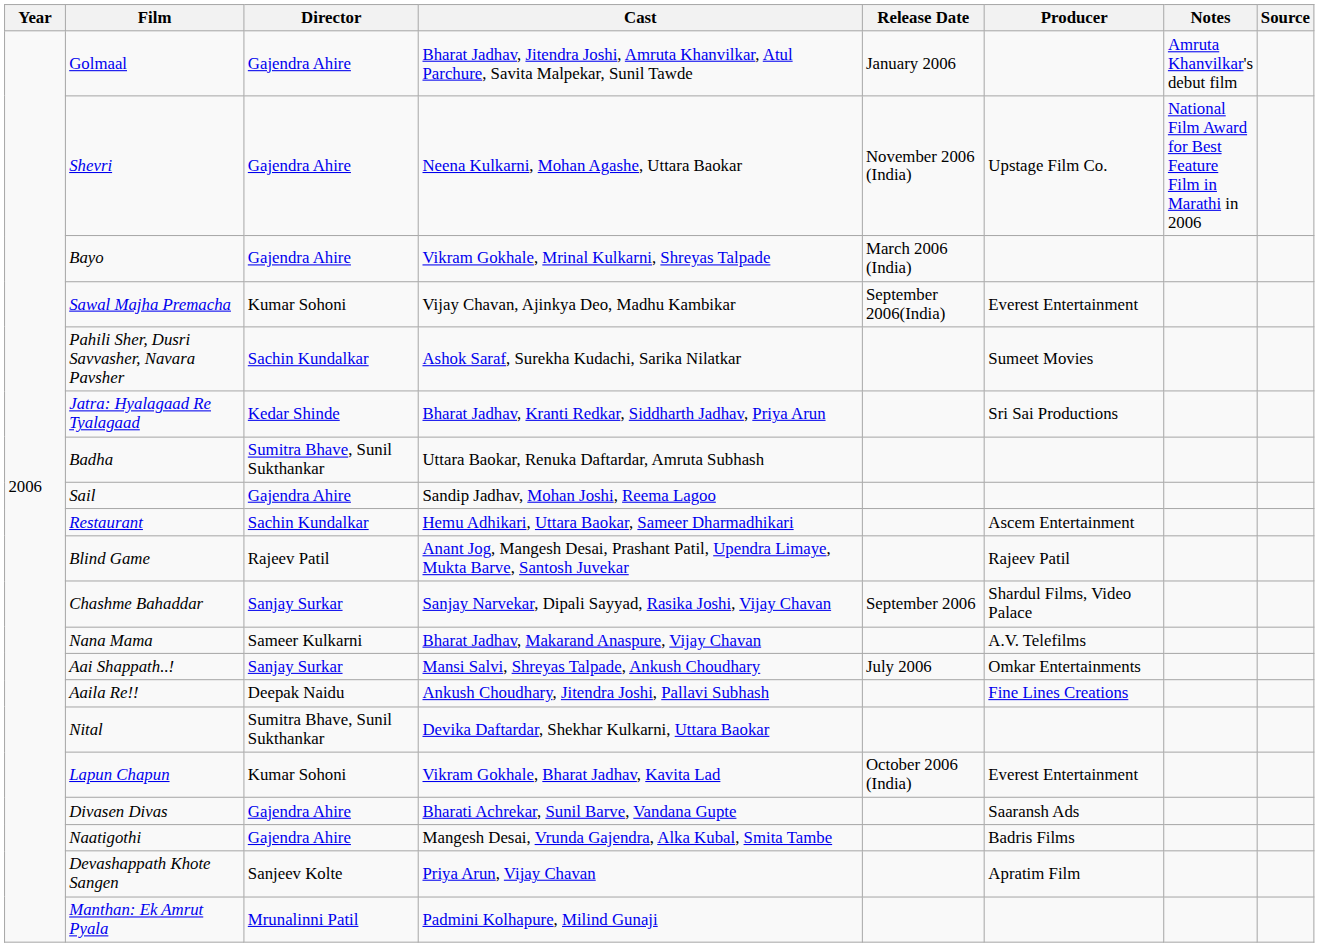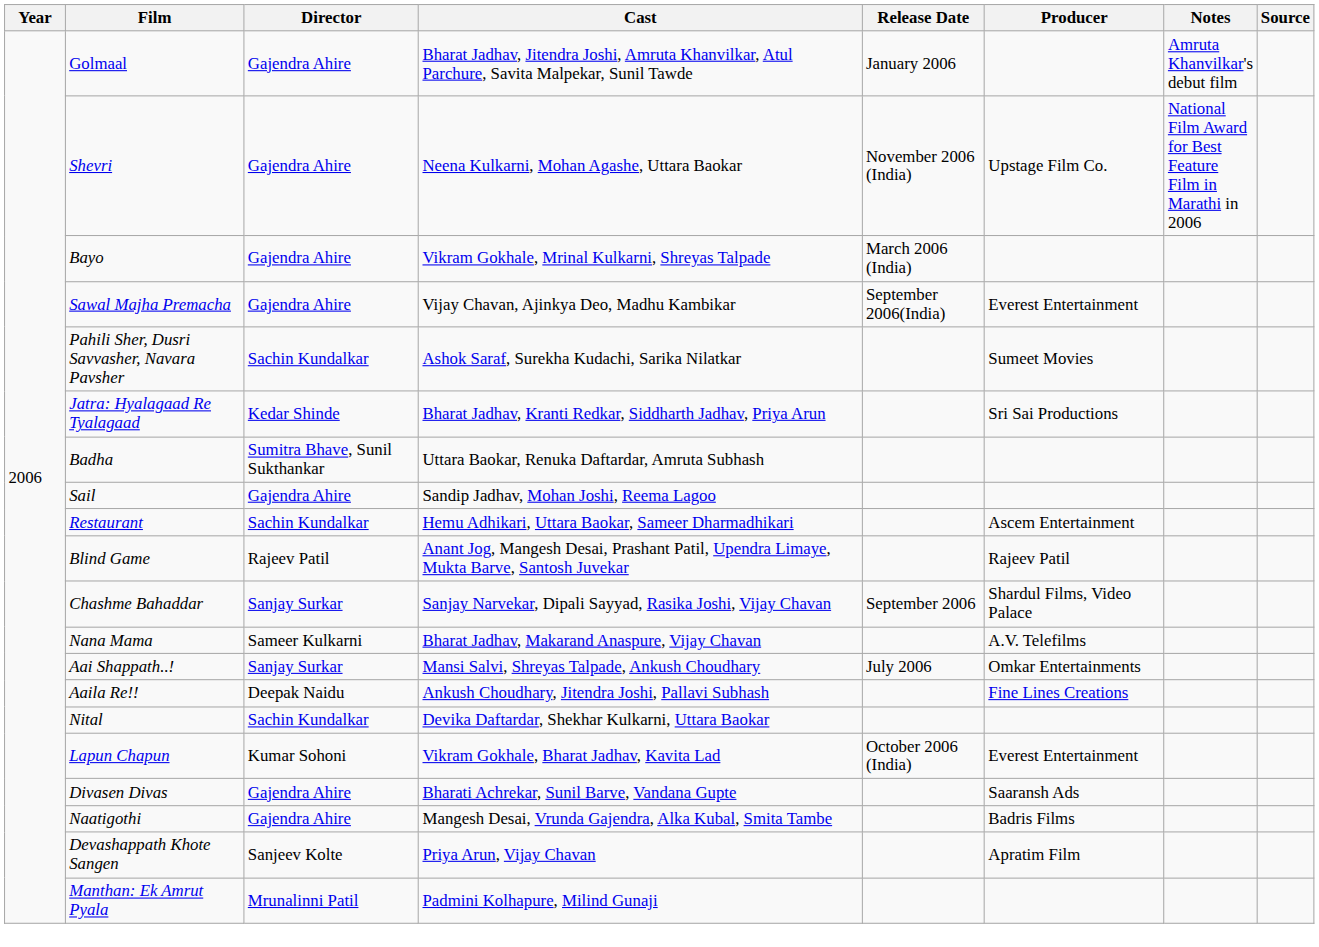(297, 303) Kumar Sohoni -> (299, 303) Gajendra Ahire
(320, 729) Sumitra Bhave, Sunil Sukthankar -> (308, 719) Sachin Kundalkar
